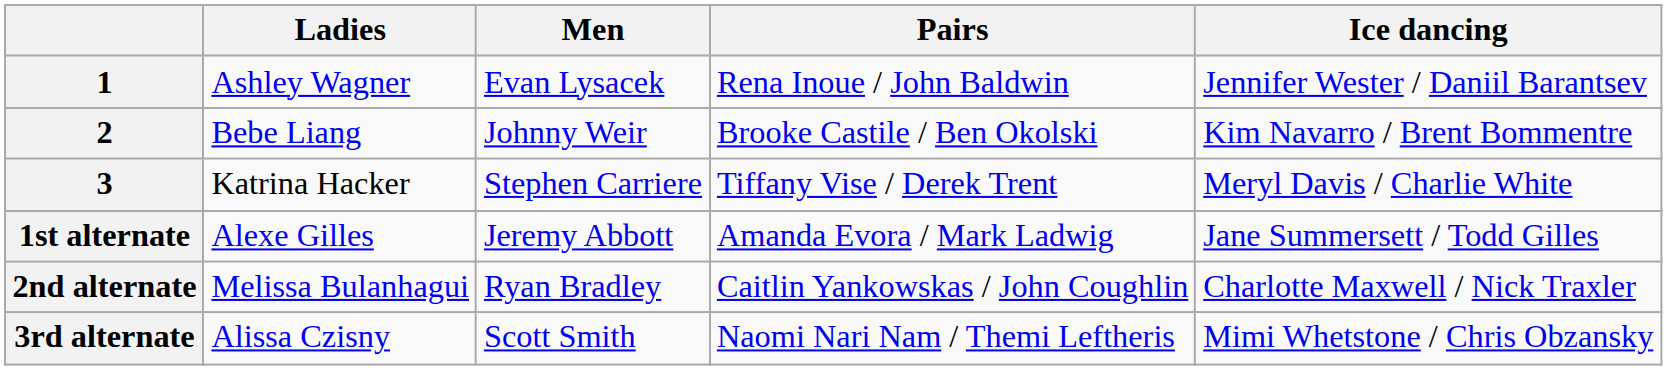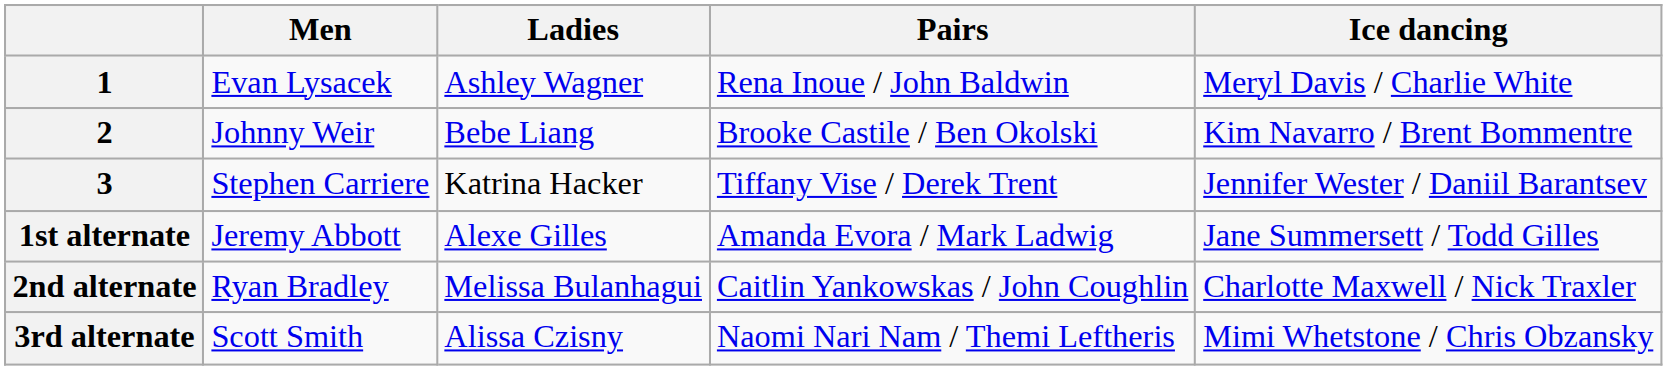columns swapped: (593, 30) <-> (340, 30)
(1425, 81) Jennifer Wester / Daniil Barantsev -> (1388, 81) Meryl Davis / Charlie White
(1388, 183) Meryl Davis / Charlie White -> (1425, 183) Jennifer Wester / Daniil Barantsev
